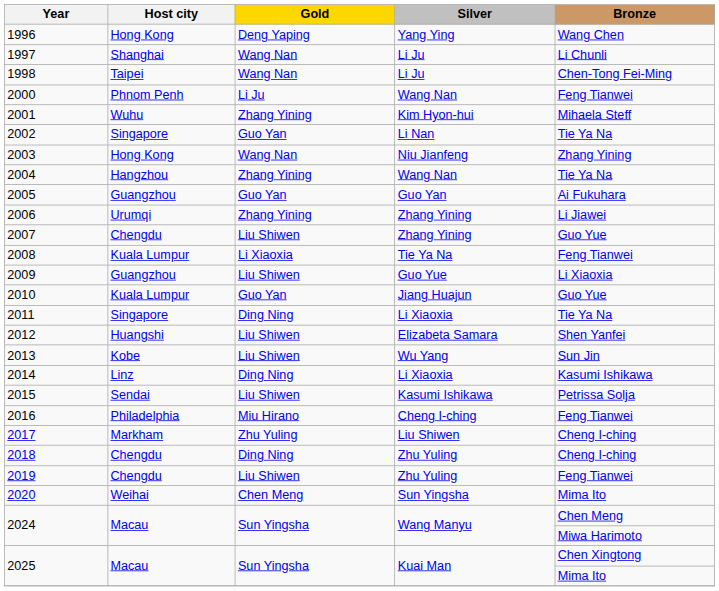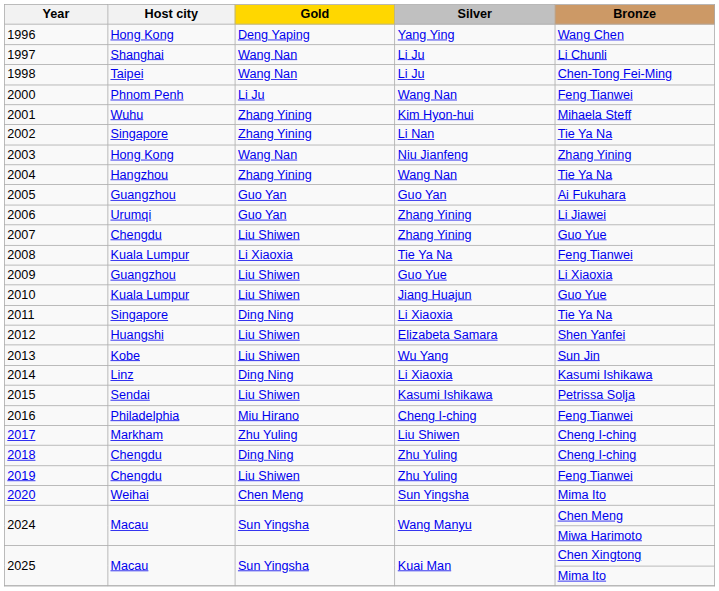(262, 134) Guo Yan -> (275, 134) Zhang Yining
(275, 214) Zhang Yining -> (262, 214) Guo Yan
(262, 295) Guo Yan -> (269, 295) Liu Shiwen
